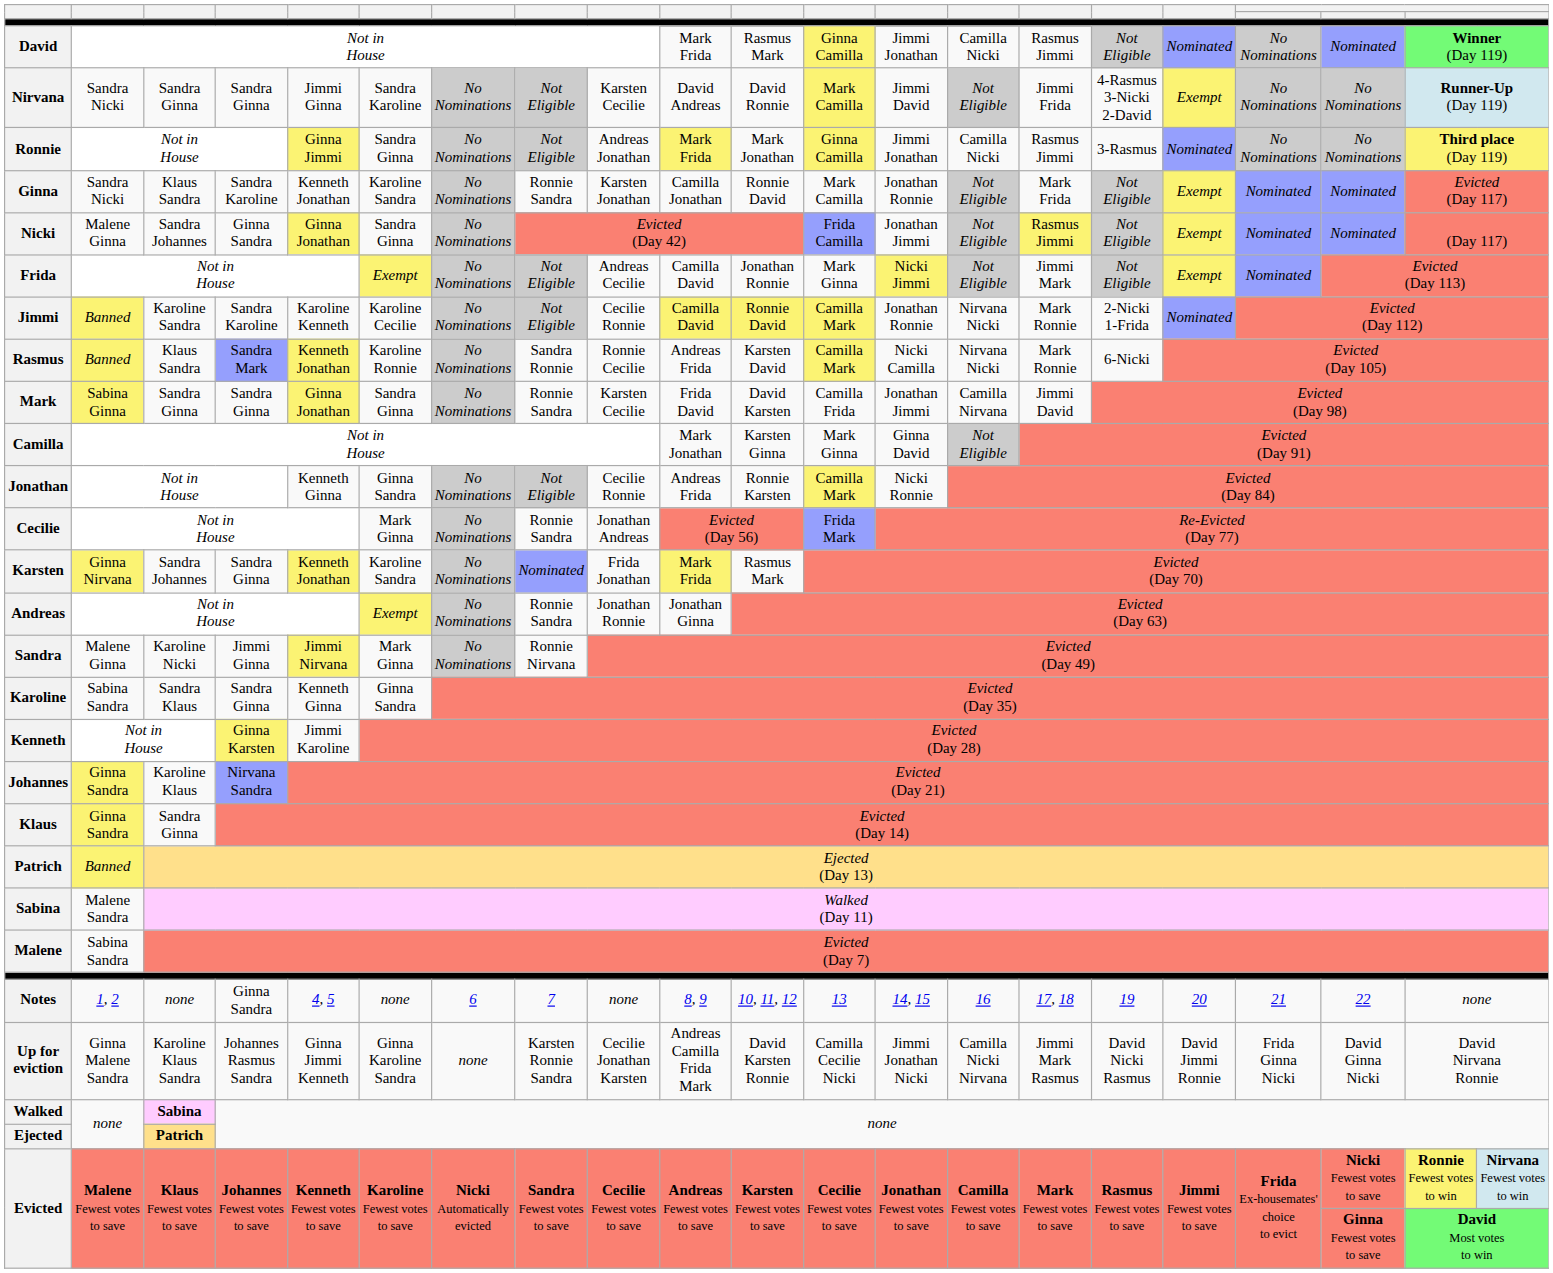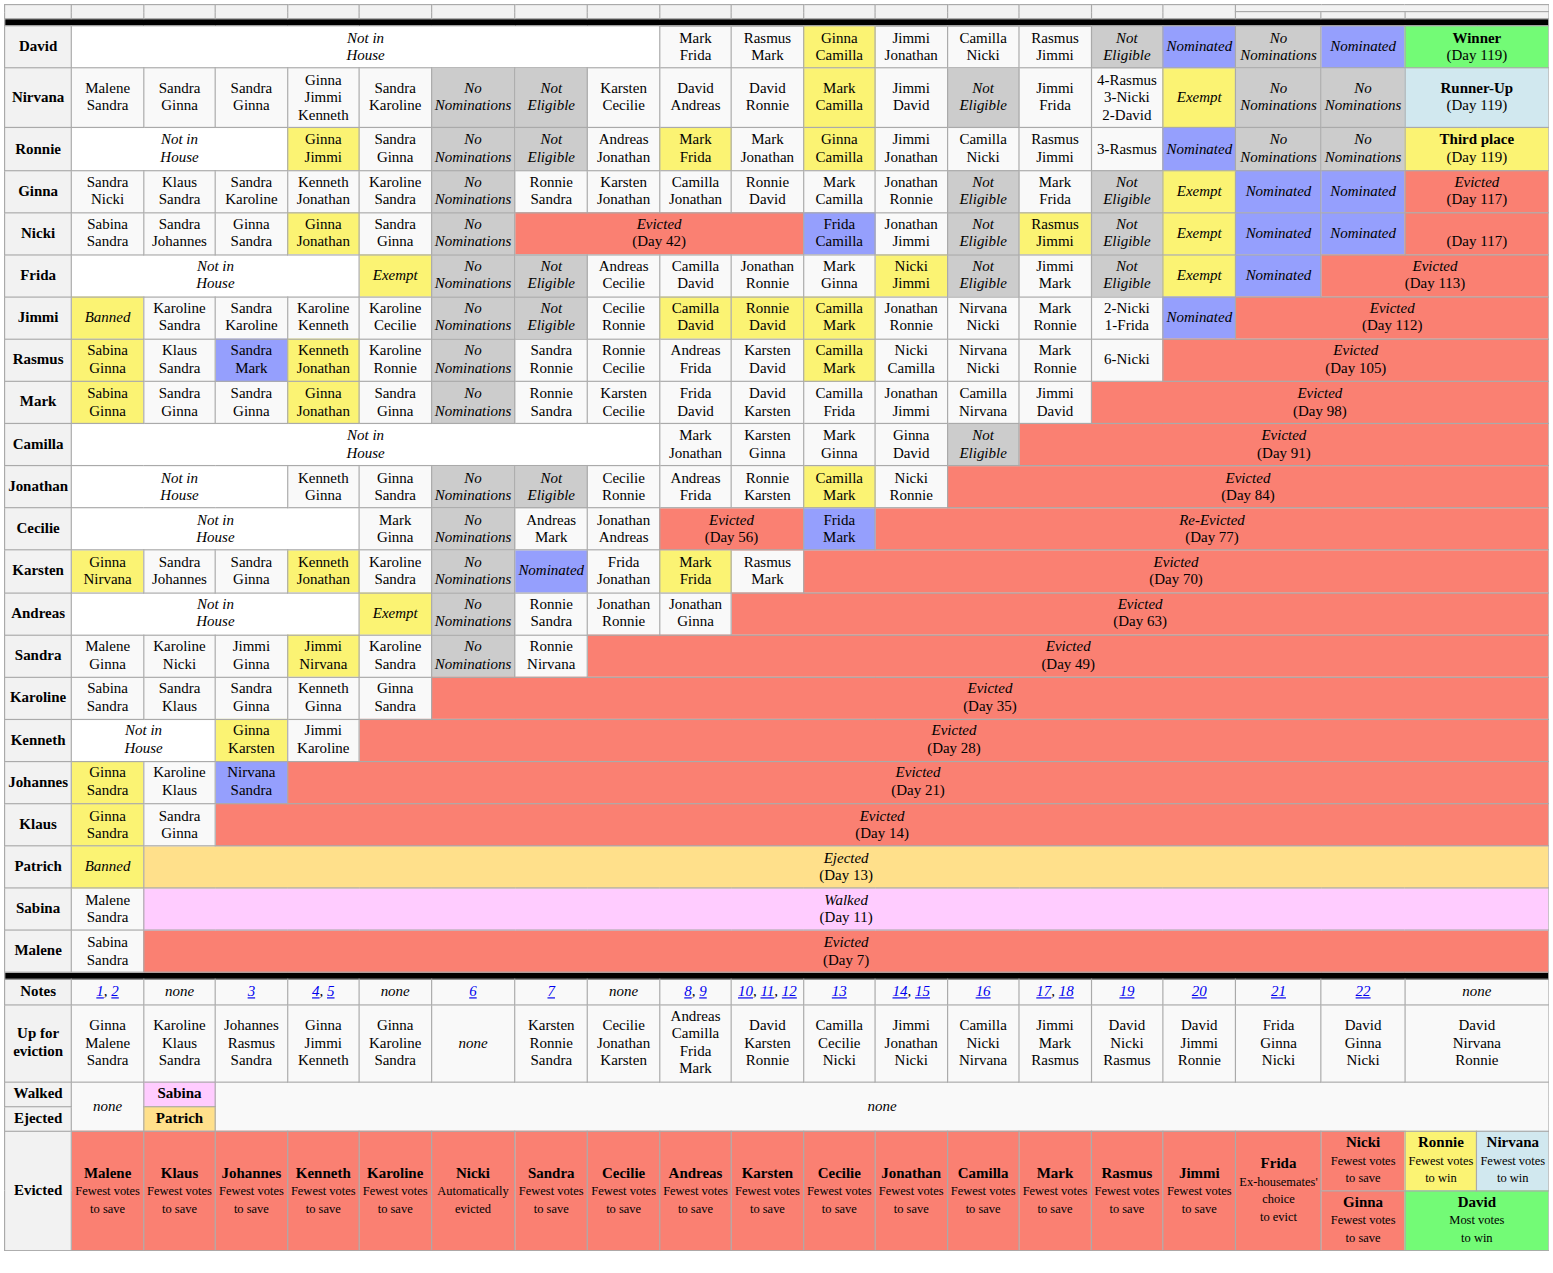(108, 97) Sandra Nicki -> (108, 97) Malene Sandra
(323, 97) Jimmi Ginna -> (323, 97) Ginna Jimmi Kenneth
(108, 233) Malene Ginna -> (108, 233) Sabina Sandra
(108, 359) Banned -> (108, 359) Sabina Ginna
(551, 528) Ronnie Sandra -> (551, 528) Andreas Mark
(395, 655) Mark Ginna -> (395, 655) Karoline Sandra
(251, 1000) Ginna Sandra -> (251, 991) 3
